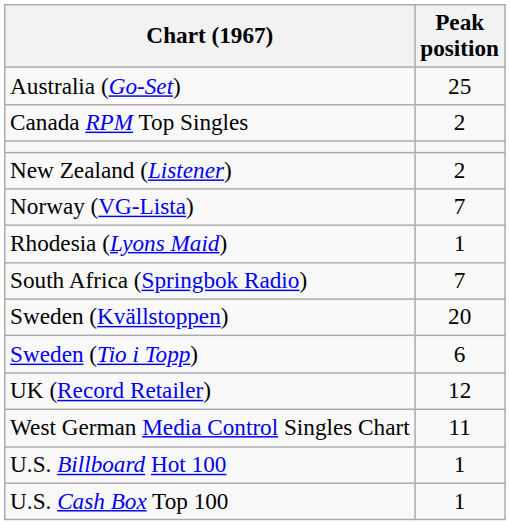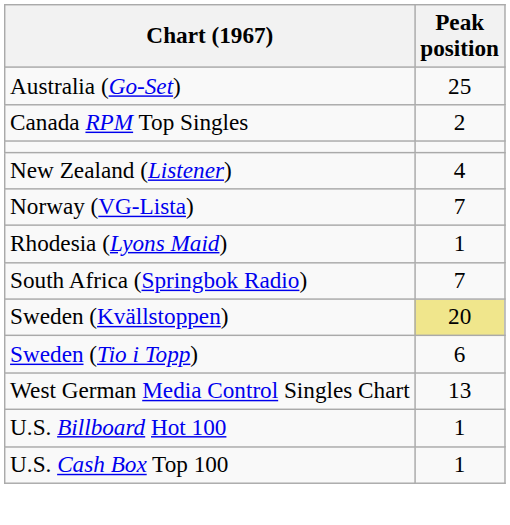(460, 170) 2 -> (460, 170) 4
(460, 317) no background -> (460, 317) khaki background
- row: (111, 390)
(460, 427) 11 -> (460, 390) 13
